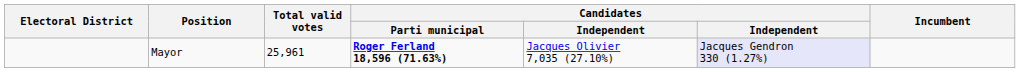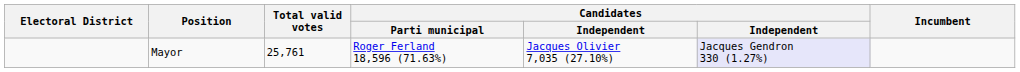(285, 53) 25,961 -> (285, 53) 25,761
(400, 53) bold -> (400, 53) normal
